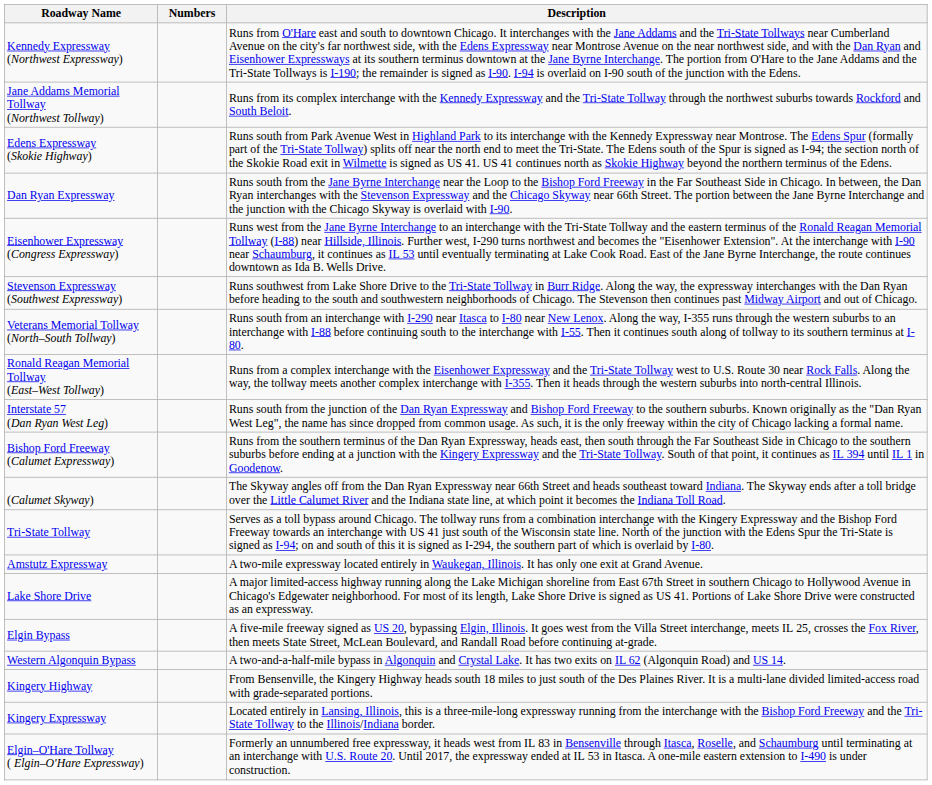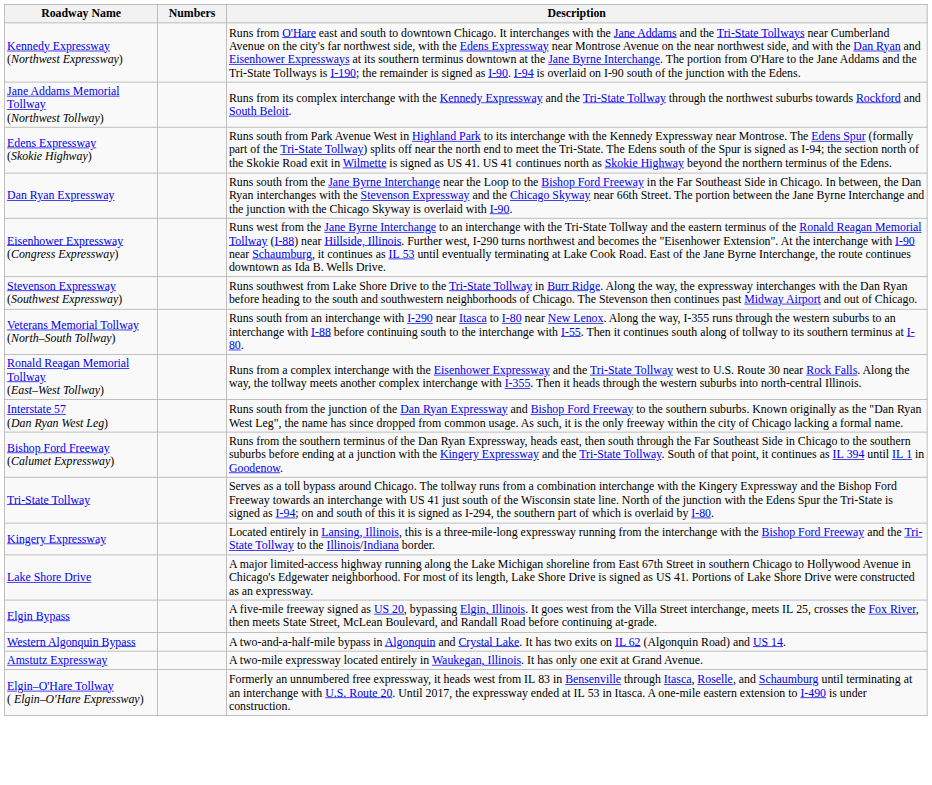- row: (50, 500)
rows swapped: (57, 718) <-> (57, 564)
- row: (50, 686)
